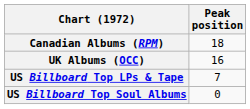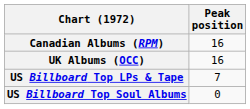(217, 43) 18 -> (217, 43) 16
